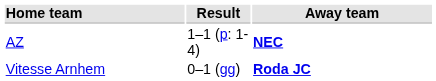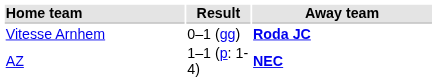rows swapped: (15, 42) <-> (55, 69)
